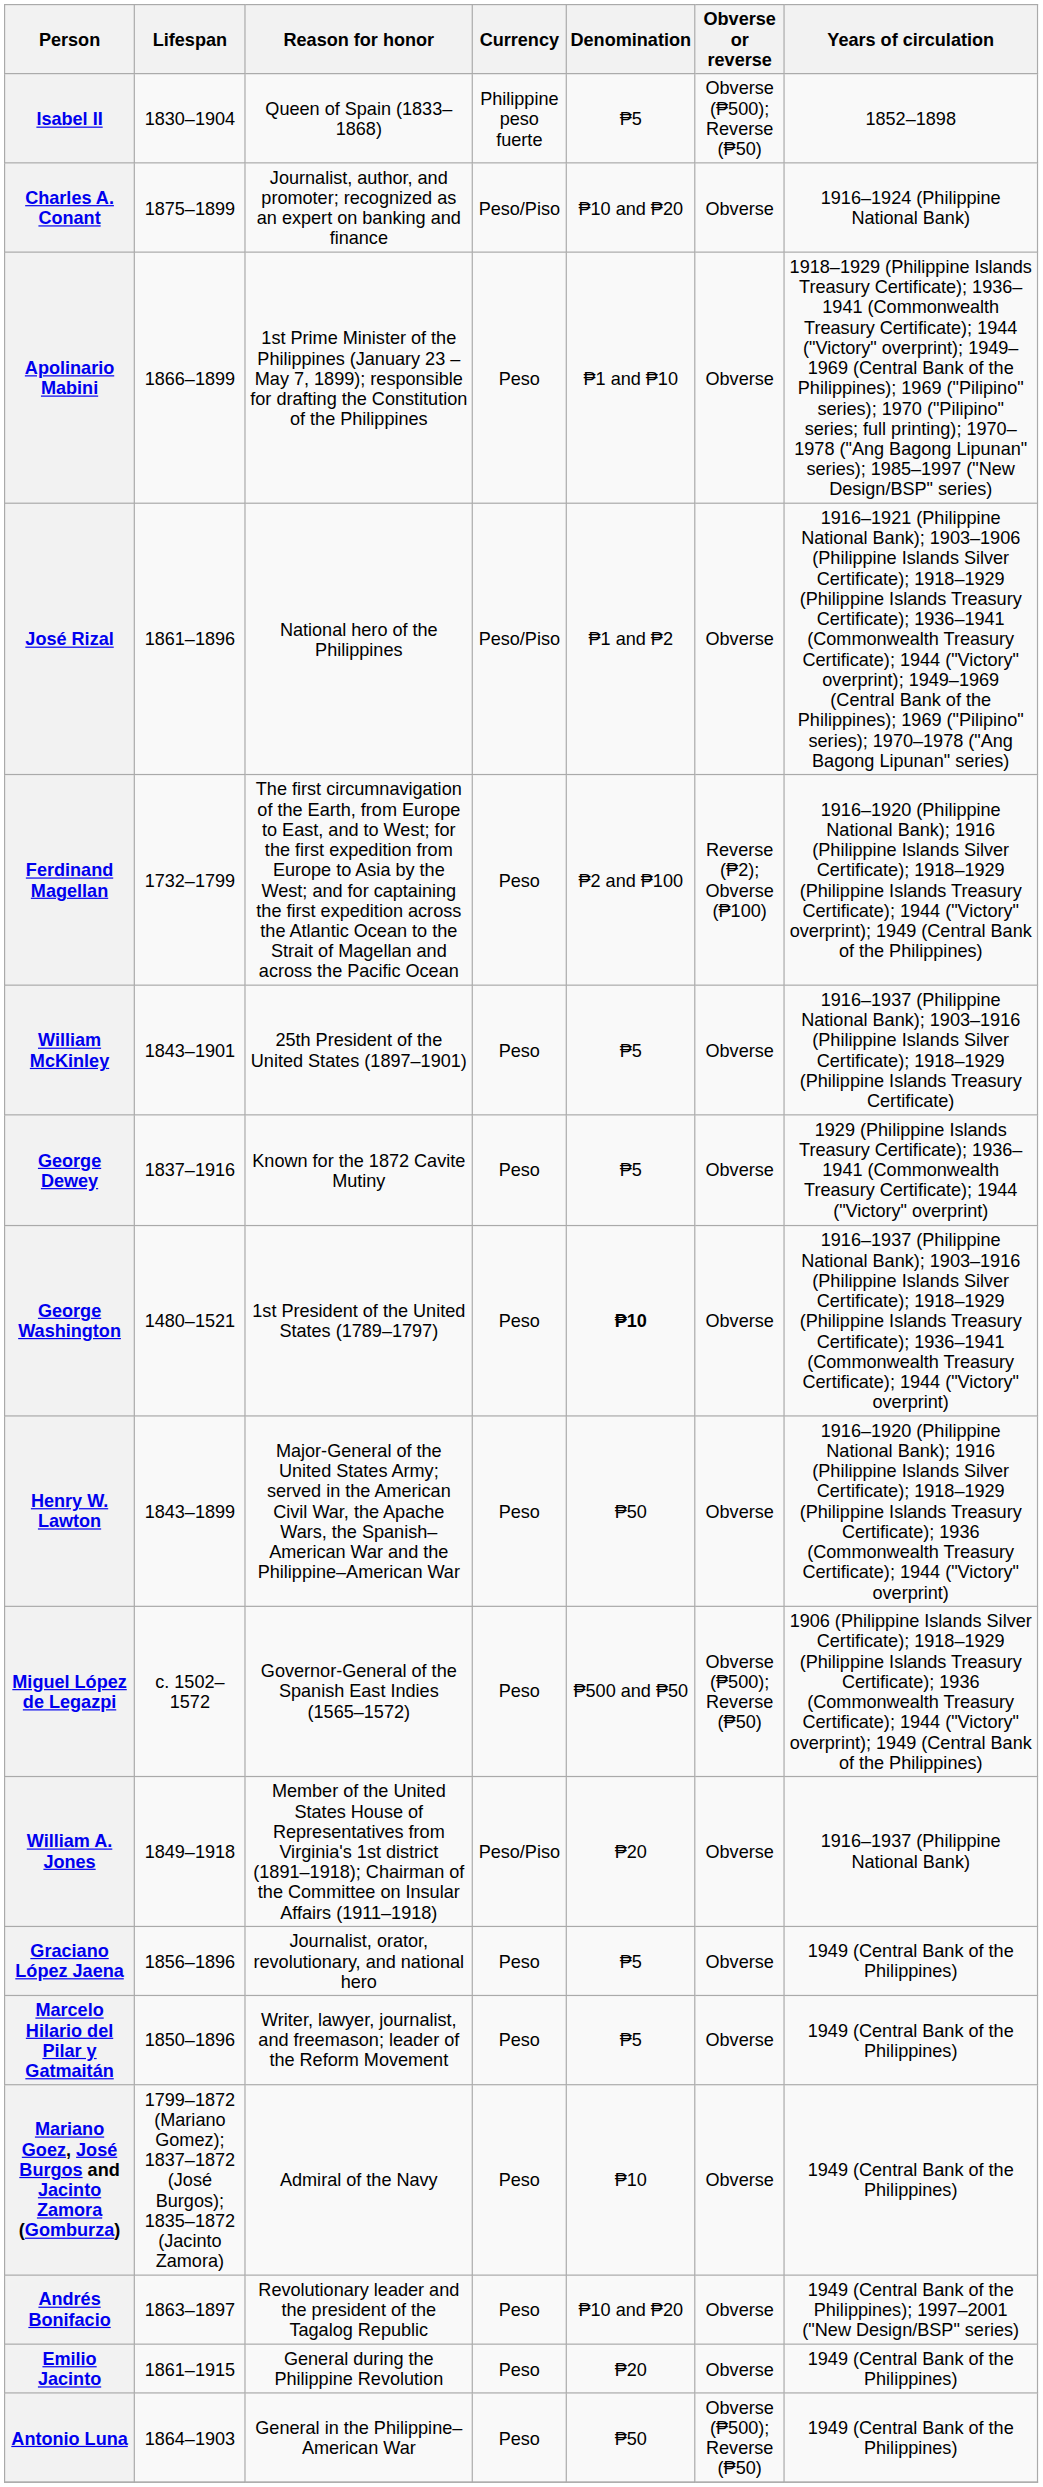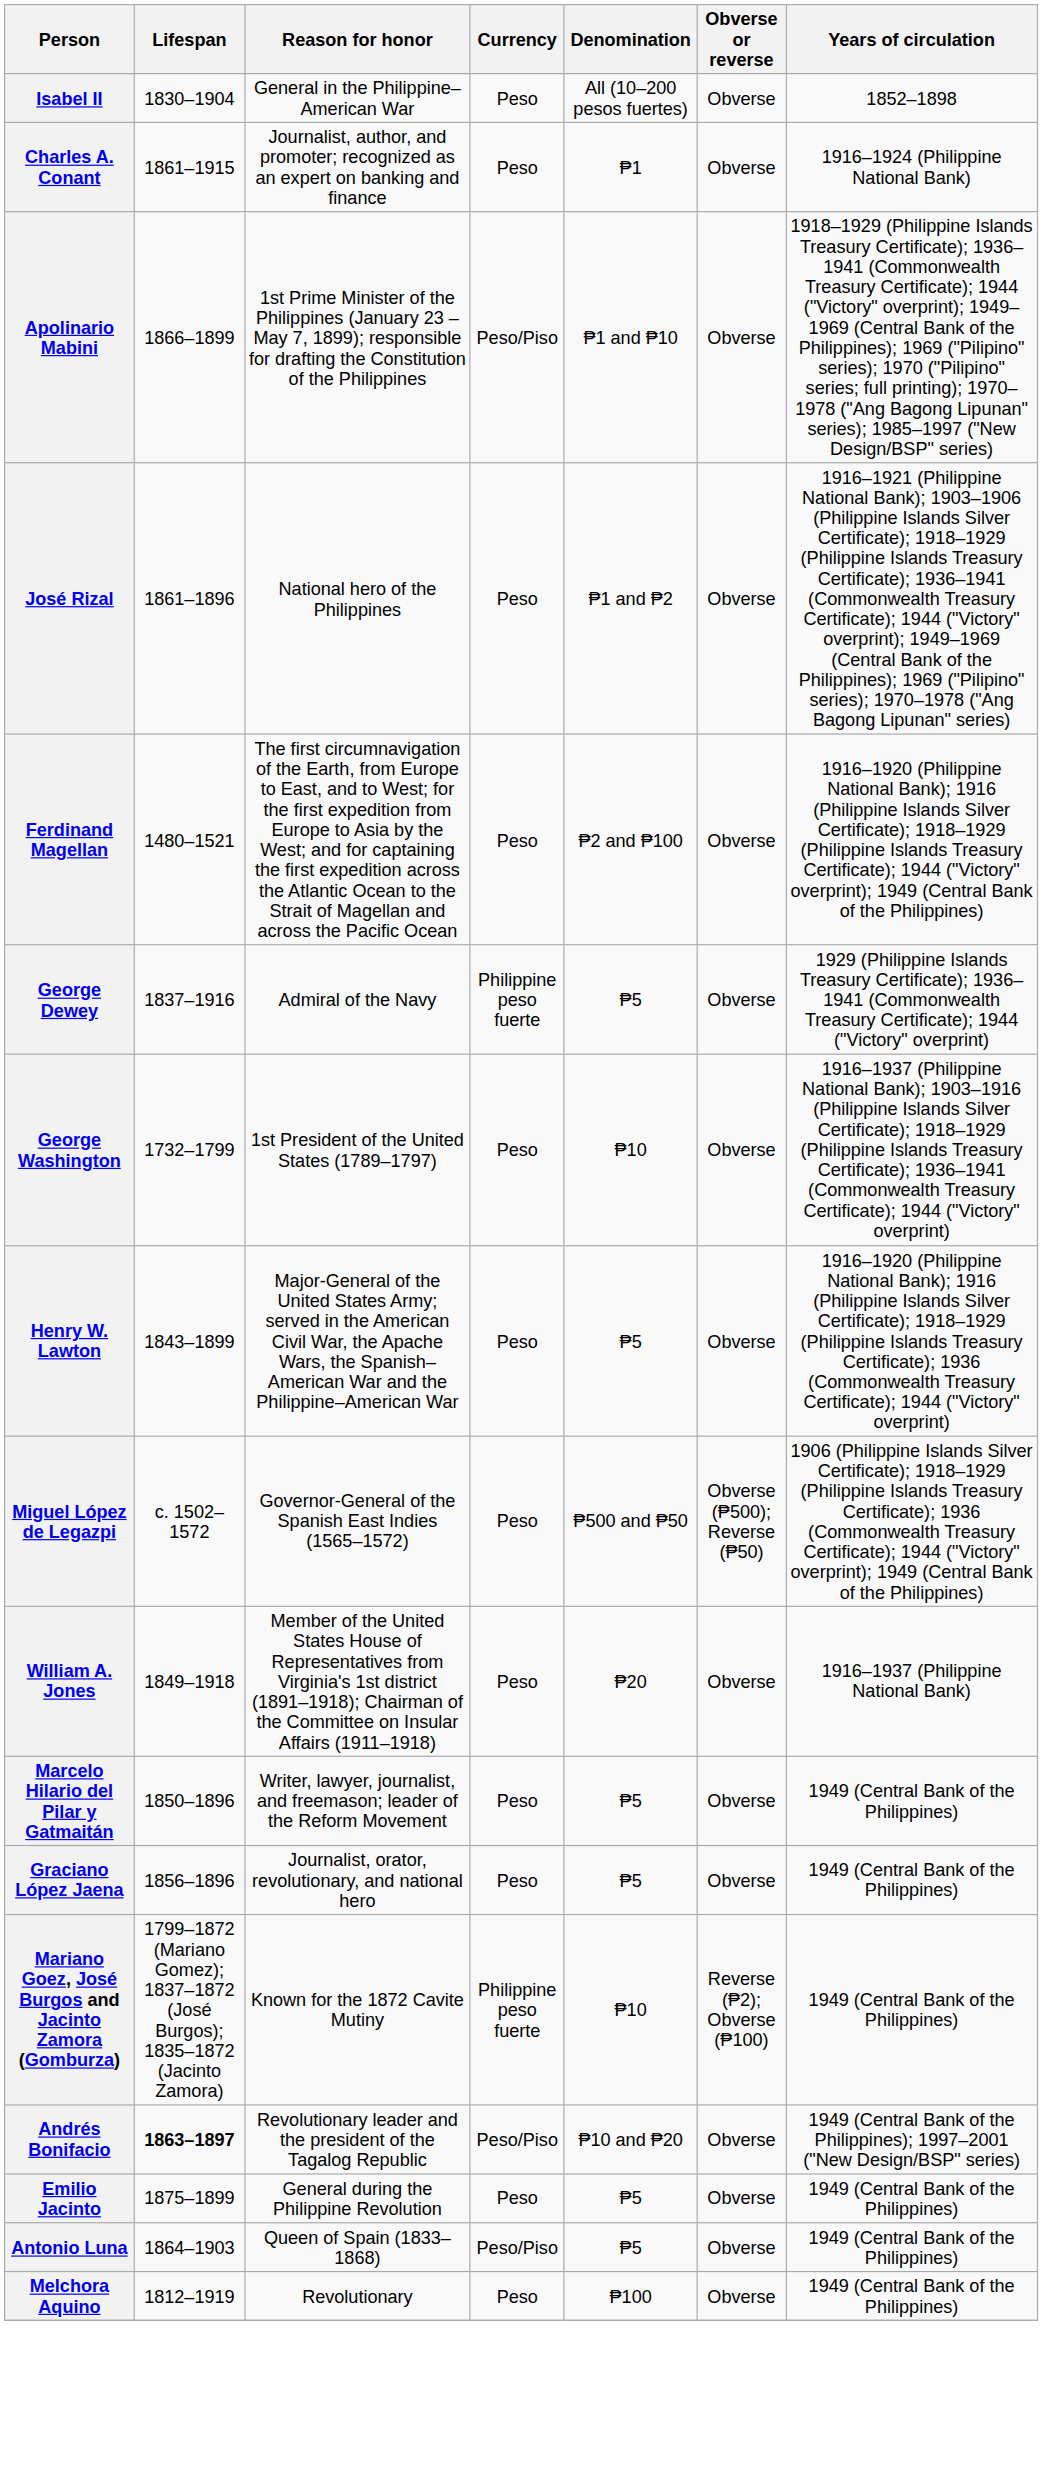(359, 119) Queen of Spain (1833–1868) -> (357, 98) General in the Philippine–American War
(519, 119) Philippine peso fuerte -> (517, 98) Peso
(631, 119) ₱5 -> (631, 98) All (10–200 pesos fuertes)
(740, 119) Obverse (₱500); Reverse (₱50) -> (741, 98) Obverse
(190, 208) 1875–1899 -> (189, 167) 1861–1915
(519, 208) Peso/Piso -> (517, 167) Peso
(631, 208) ₱10 and ₱20 -> (631, 167) ₱1
(519, 378) Peso -> (517, 338) Peso/Piso
(519, 639) Peso/Piso -> (517, 599) Peso
(190, 880) 1732–1799 -> (189, 840) 1480–1521
(740, 880) Reverse (₱2); Obverse (₱100) -> (741, 840) Obverse
- row: (70, 1051)
(359, 1170) Known for the 1872 Cavite Mutiny -> (357, 1000) Admiral of the Navy
(519, 1170) Peso -> (517, 1000) Philippine peso fuerte
(190, 1320) 1480–1521 -> (189, 1150) 1732–1799
(631, 1320) bold -> (631, 1150) normal
(631, 1511) ₱50 -> (631, 1341) ₱5
(519, 1851) Peso/Piso -> (517, 1681) Peso
rows swapped: (70, 2040) <-> (70, 1961)
(359, 2180) Admiral of the Navy -> (357, 2010) Known for the 1872 Cavite Mutiny
(519, 2180) Peso -> (517, 2010) Philippine peso fuerte
(740, 2180) Obverse -> (741, 2010) Reverse (₱2); Obverse (₱100)
(190, 2310) normal -> (189, 2140) bold
(519, 2310) Peso -> (517, 2140) Peso/Piso
(190, 2369) 1861–1915 -> (189, 2199) 1875–1899
(631, 2369) ₱20 -> (631, 2199) ₱5
(359, 2438) General in the Philippine–American War -> (357, 2247) Queen of Spain (1833–1868)
(519, 2438) Peso -> (517, 2247) Peso/Piso
(631, 2438) ₱50 -> (631, 2247) ₱5
(740, 2438) Obverse (₱500); Reverse (₱50) -> (741, 2247) Obverse
+ row: (69, 2296)
